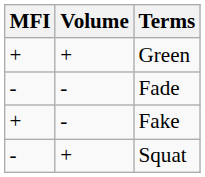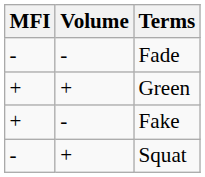rows swapped: (164, 54) <-> (159, 88)
